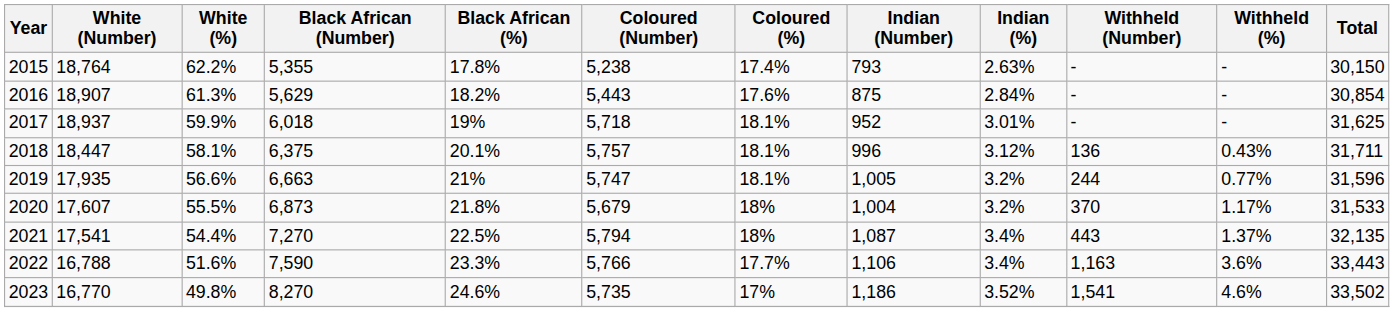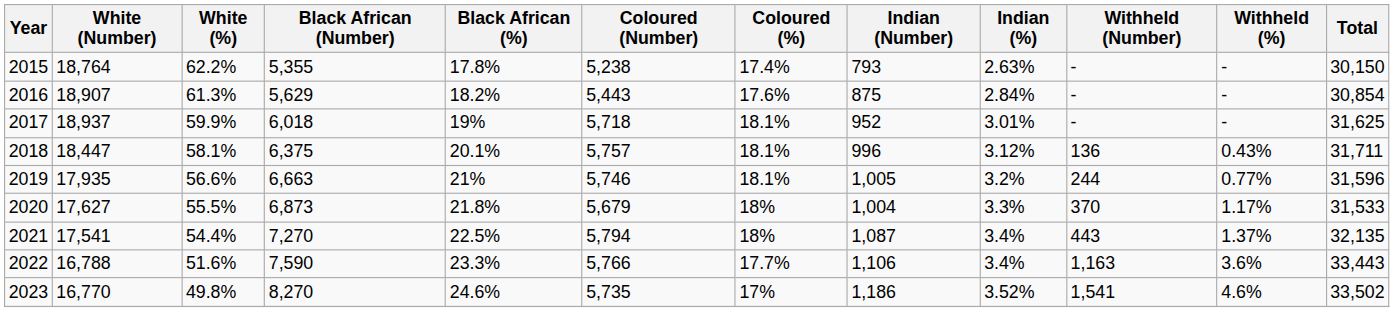(608, 179) 5,747 -> (608, 179) 5,746
(84, 207) 17,607 -> (84, 207) 17,627
(1004, 207) 3.2% -> (1004, 207) 3.3%
